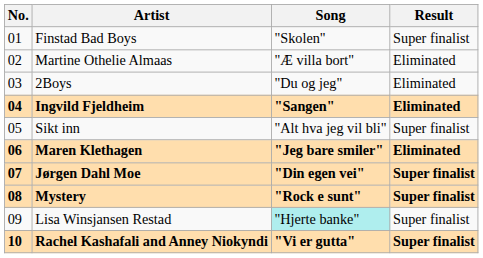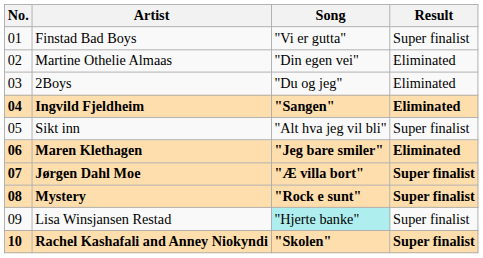(300, 38) "Skolen" -> (310, 38) "Vi er gutta"
(314, 60) "Æ villa bort" -> (317, 60) "Din egen vei"
(320, 173) "Din egen vei" -> (319, 173) "Æ villa bort"
(315, 241) "Vi er gutta" -> (303, 241) "Skolen"
